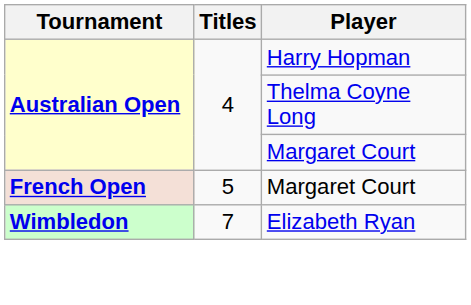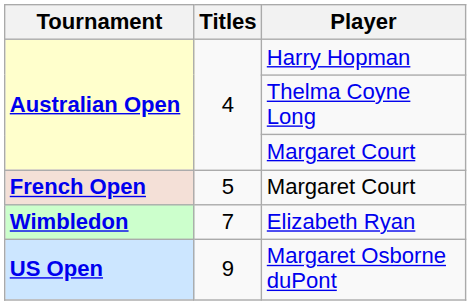+ row: (56, 269)
